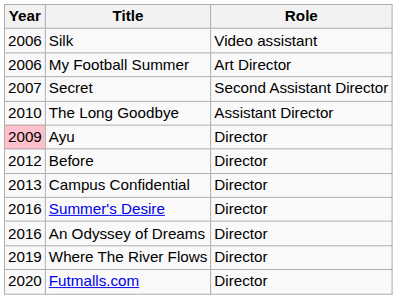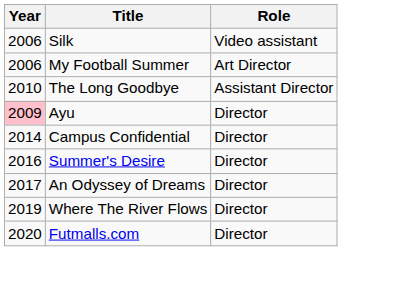- row: (71, 88)
- row: (71, 161)
(25, 185) 2013 -> (25, 137) 2014
(25, 233) 2016 -> (25, 185) 2017
